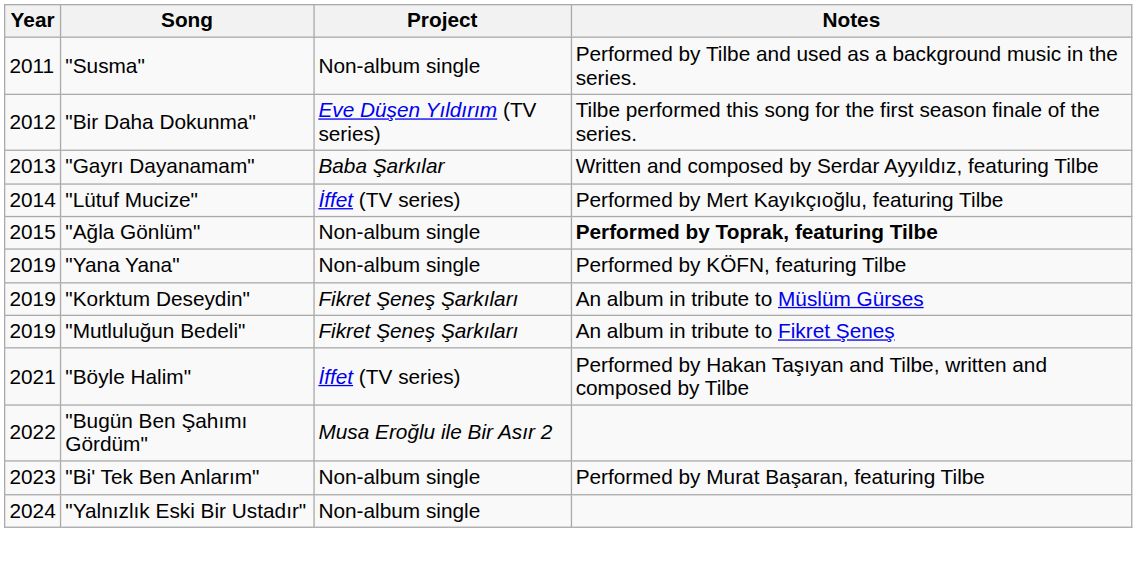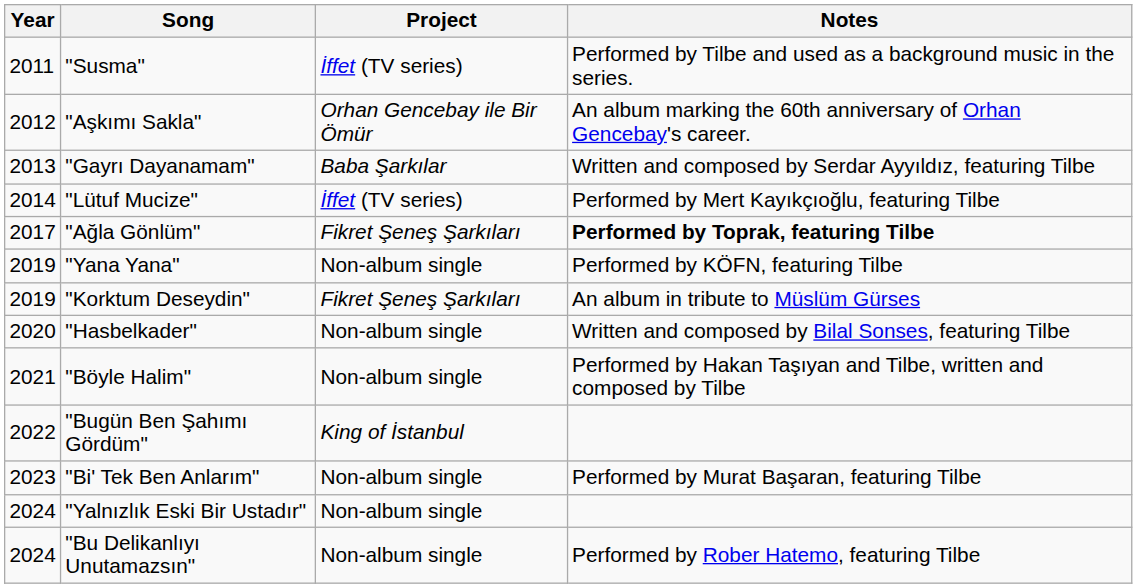(399, 65) Non-album single -> (392, 65) İffet (TV series)
- row: (161, 122)
+ row: (133, 122)
(33, 232) 2015 -> (33, 232) 2017
(399, 232) Non-album single -> (420, 232) Fikret Şeneş Şarkıları
- row: (155, 331)
+ row: (131, 331)
(389, 376) İffet (TV series) -> (401, 376) Non-album single
(435, 432) Musa Eroğlu ile Bir Asır 2 -> (392, 432) King of İstanbul
+ row: (133, 555)
